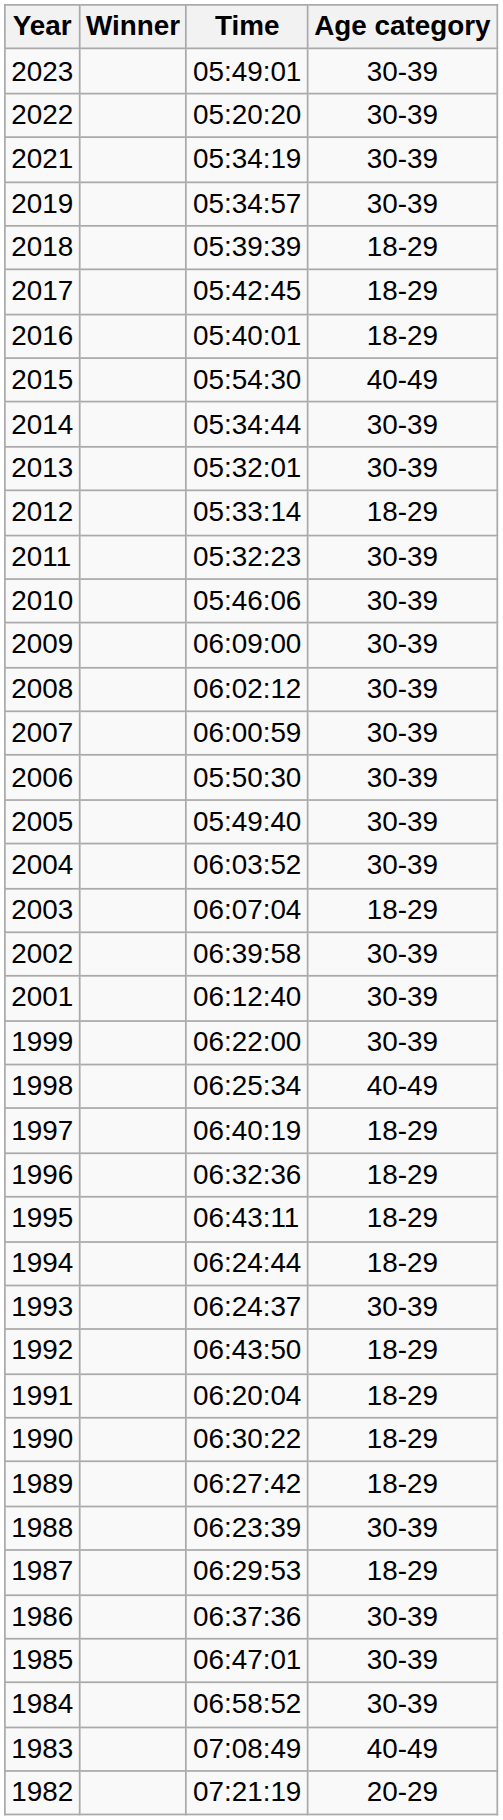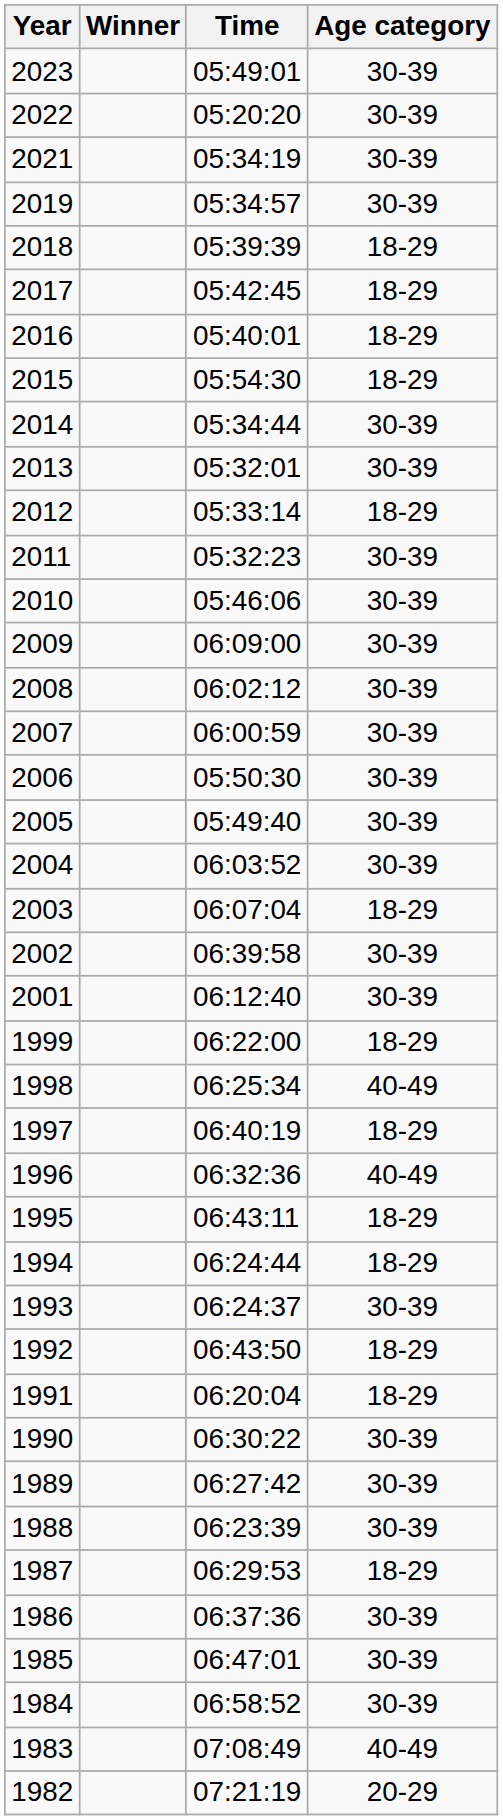(402, 379) 40-49 -> (402, 379) 18-29
(402, 1042) 30-39 -> (402, 1042) 18-29
(402, 1174) 18-29 -> (402, 1174) 40-49
(402, 1439) 18-29 -> (402, 1439) 30-39
(402, 1483) 18-29 -> (402, 1483) 30-39
